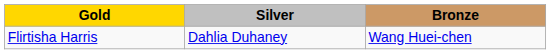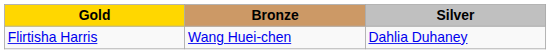columns swapped: (275, 15) <-> (455, 15)
